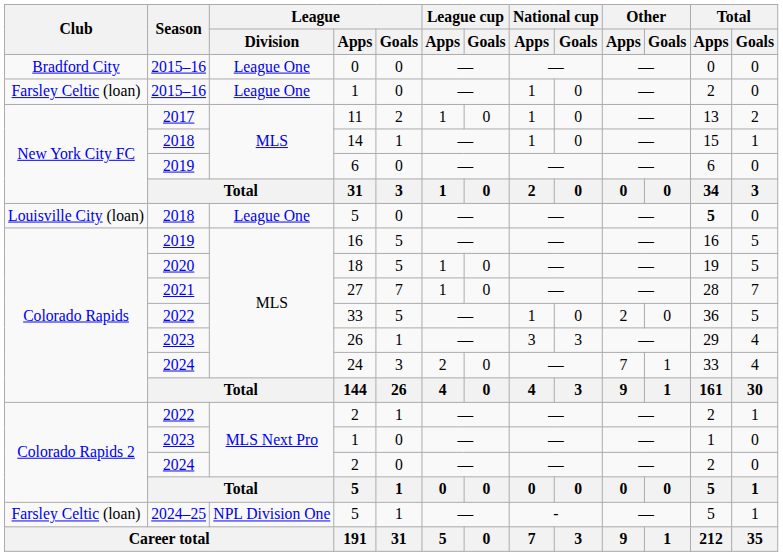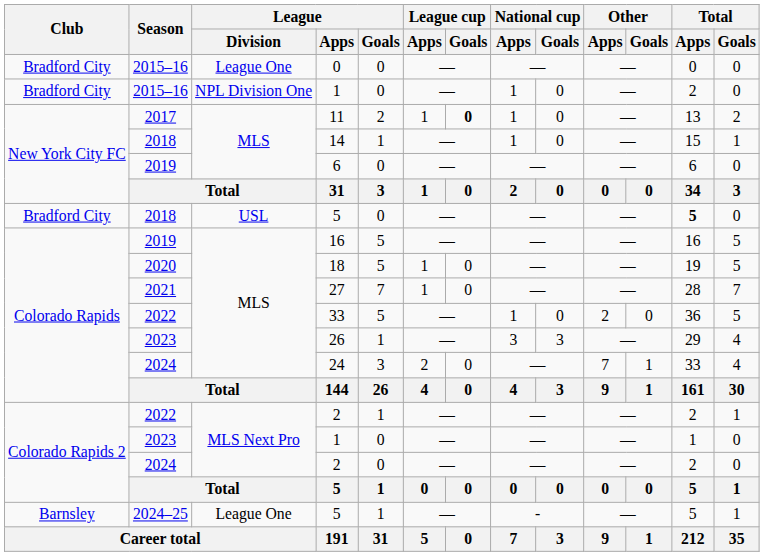(76, 91) Farsley Celtic (loan) -> (67, 91) Bradford City
(272, 91) League One -> (254, 91) NPL Division One
(486, 116) normal -> (468, 116) bold
(76, 215) Louisville City (loan) -> (67, 215) Bradford City
(272, 215) League One -> (254, 215) USL
(76, 514) Farsley Celtic (loan) -> (67, 514) Barnsley
(272, 514) NPL Division One -> (254, 514) League One
